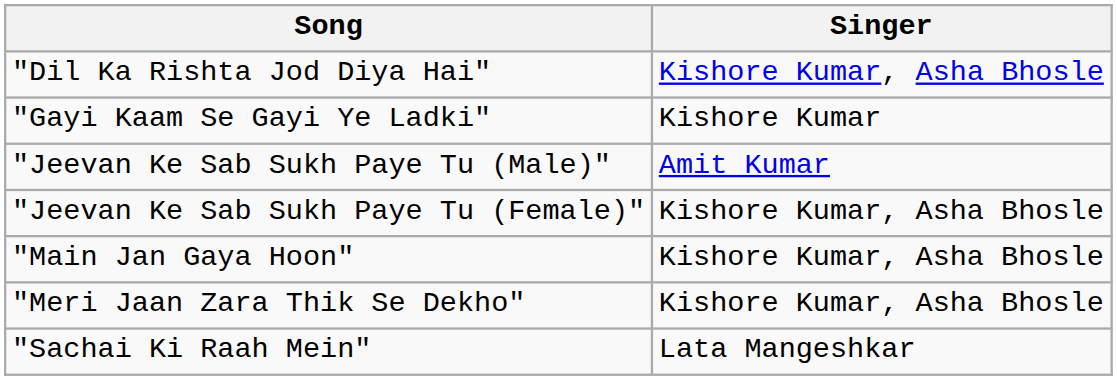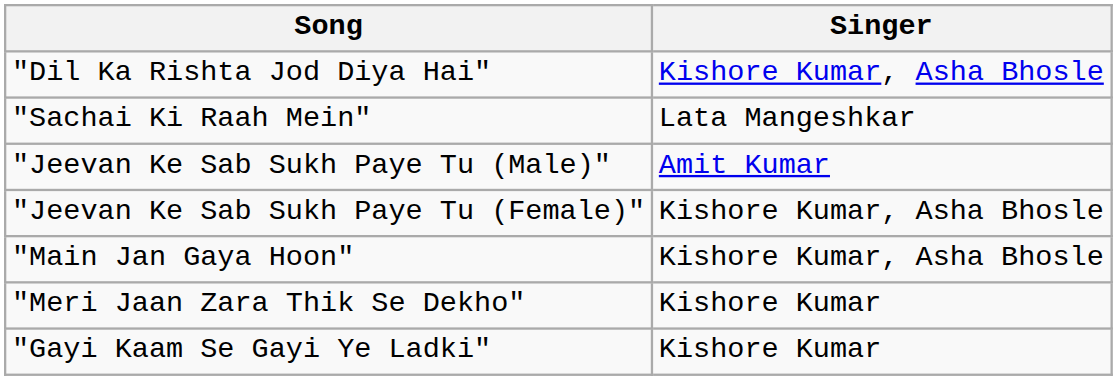rows swapped: (252, 121) <-> (192, 351)
(881, 305) Kishore Kumar, Asha Bhosle -> (770, 305) Kishore Kumar
